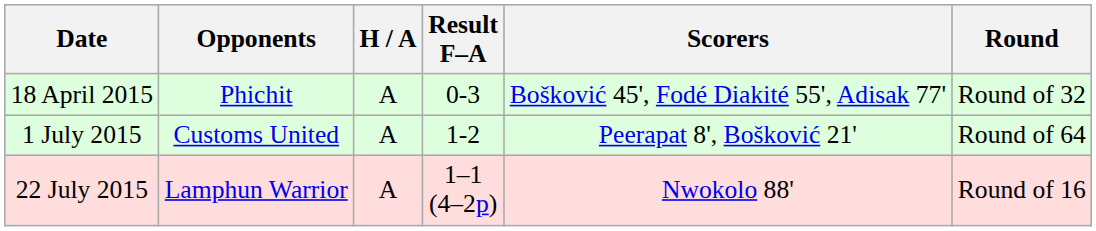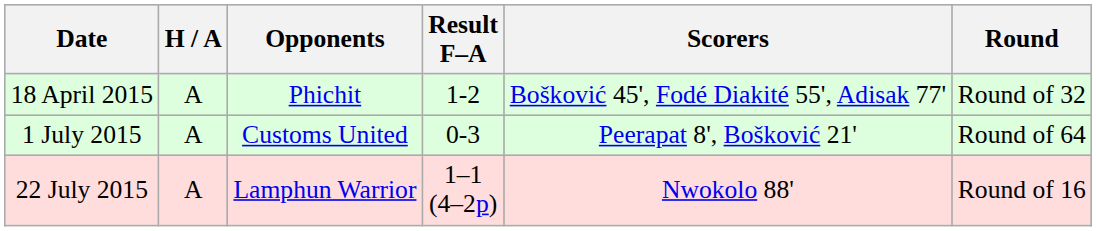columns swapped: (256, 39) <-> (388, 39)
(463, 94) 0-3 -> (463, 94) 1-2
(463, 134) 1-2 -> (463, 134) 0-3
